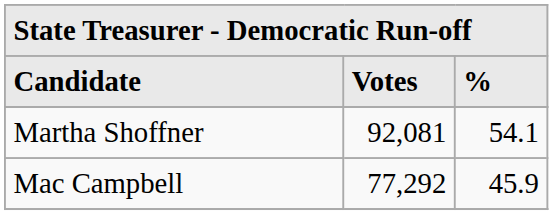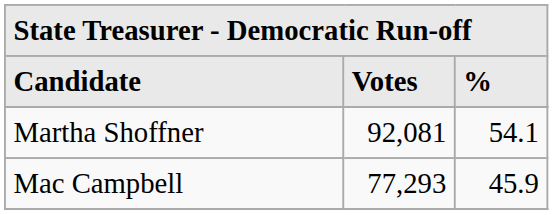(407, 183) 77,292 -> (407, 183) 77,293
